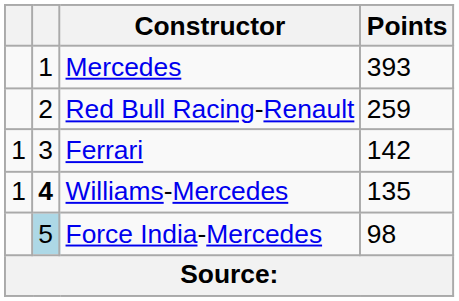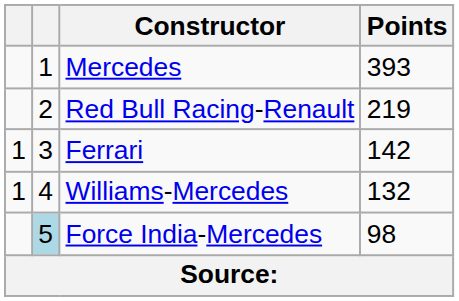(389, 109) 259 -> (389, 109) 219
(46, 192) bold -> (46, 192) normal
(389, 192) 135 -> (389, 192) 132
